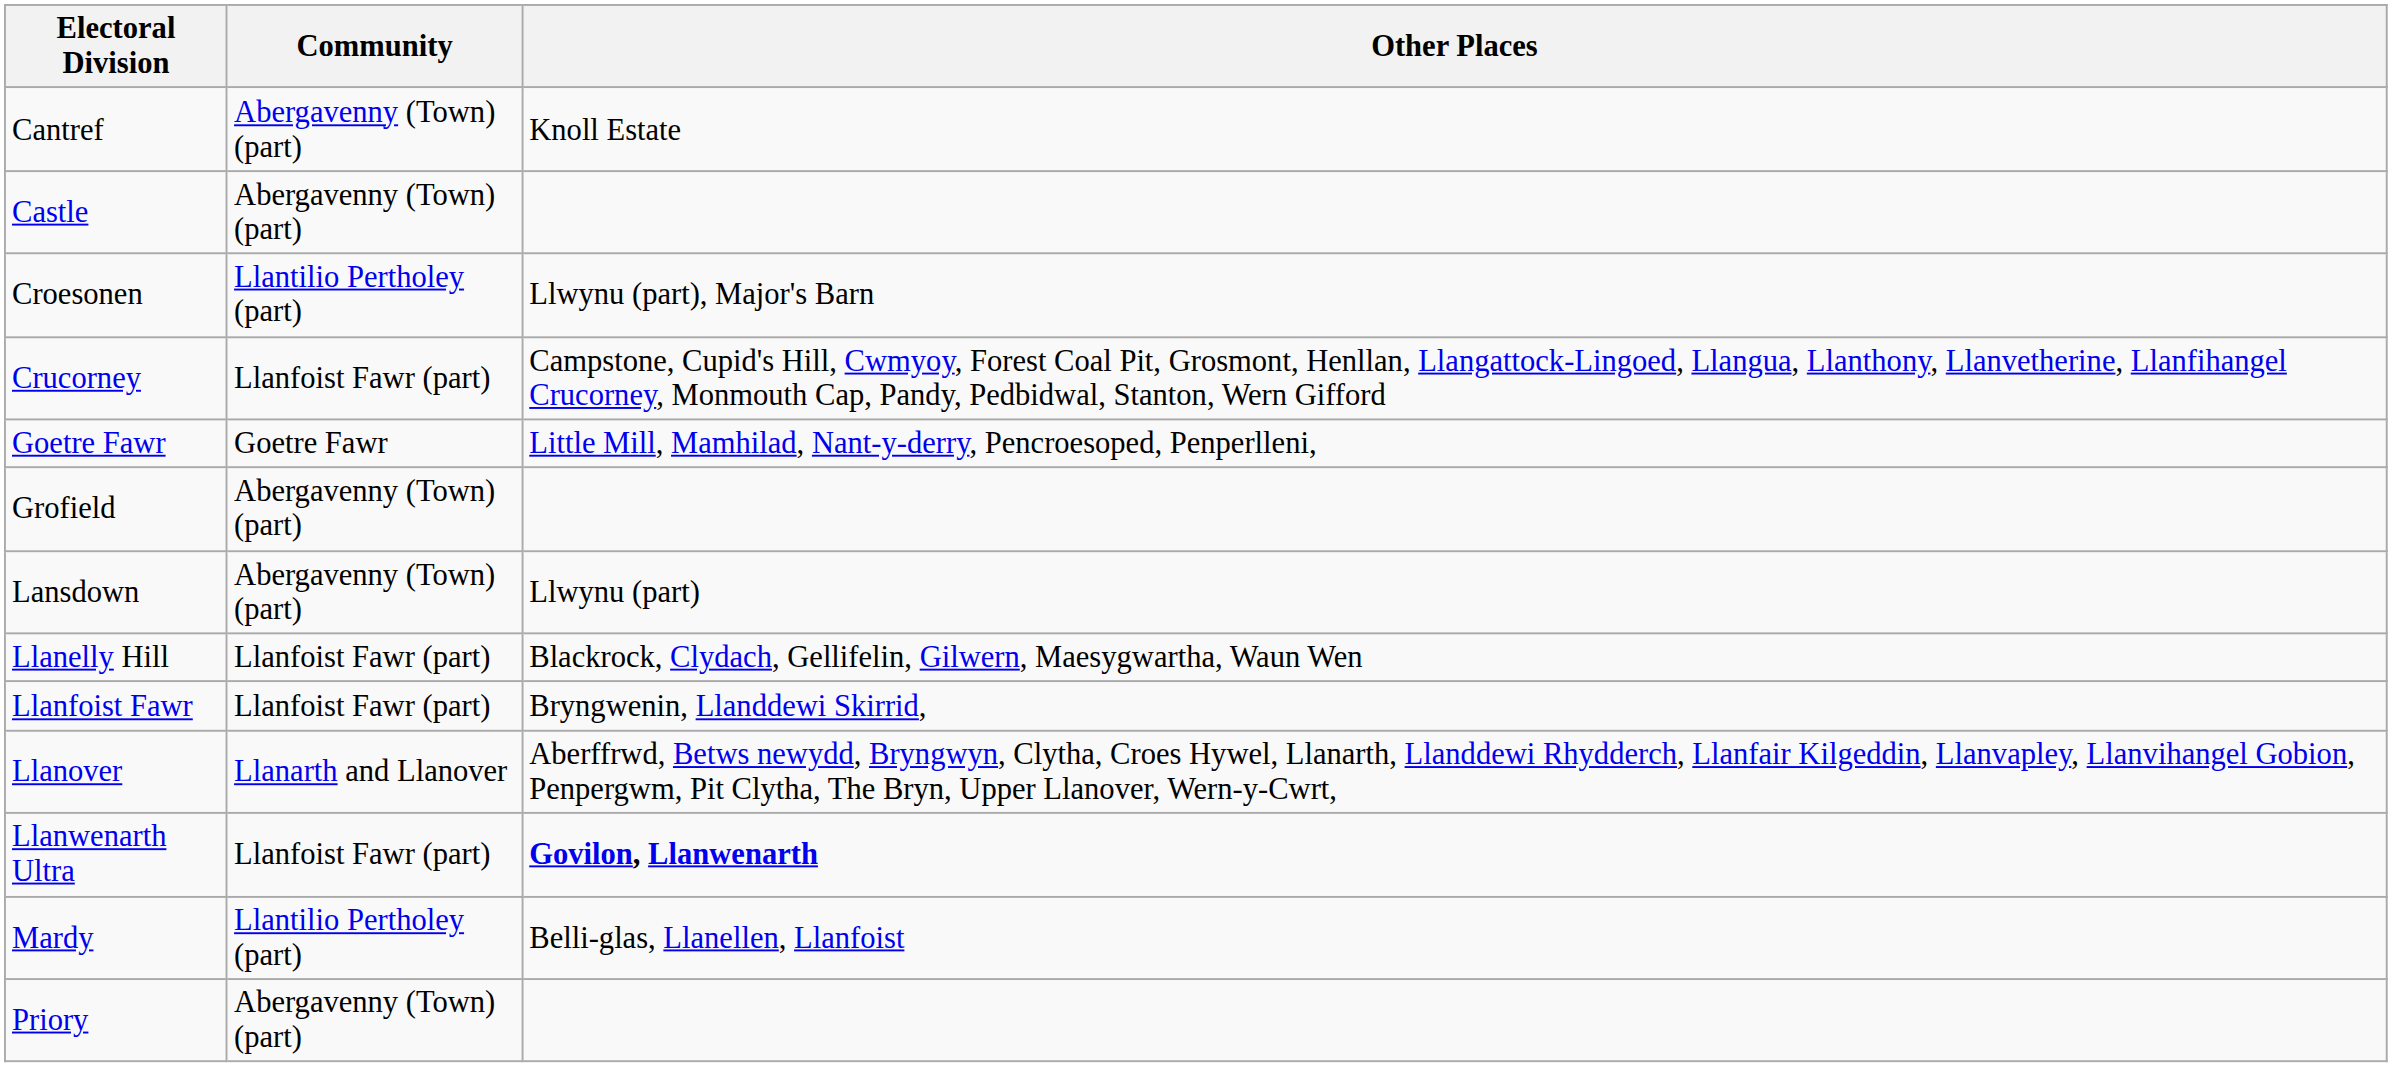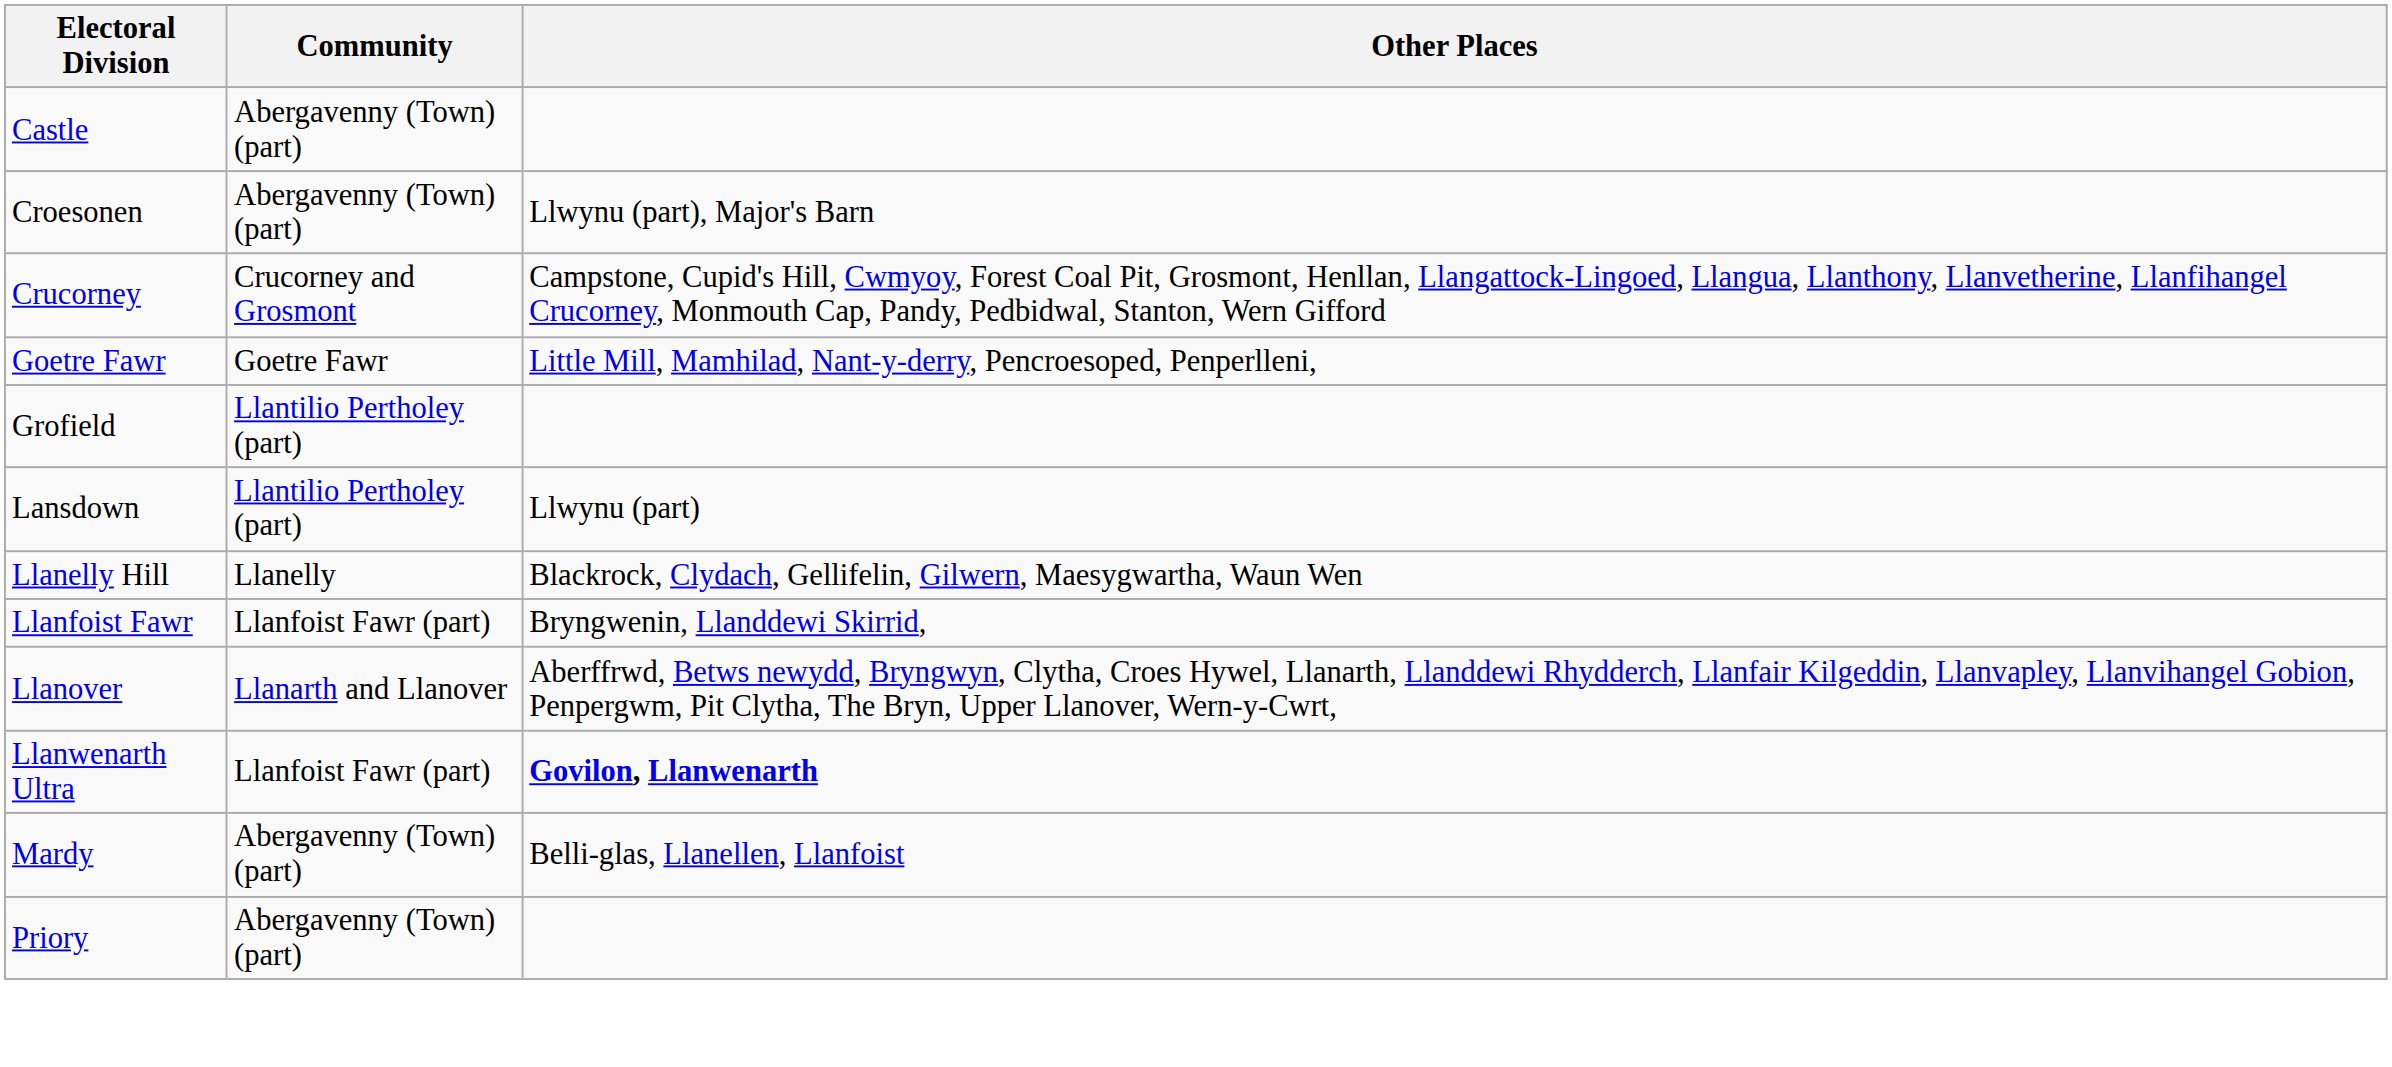- row: (58, 128)
(349, 294) Llantilio Pertholey (part) -> (365, 211) Abergavenny (Town) (part)
(362, 377) Llanfoist Fawr (part) -> (324, 294) Crucorney and Grosmont
(365, 508) Abergavenny (Town) (part) -> (349, 425) Llantilio Pertholey (part)
(365, 591) Abergavenny (Town) (part) -> (349, 508) Llantilio Pertholey (part)
(362, 657) Llanfoist Fawr (part) -> (285, 574) Llanelly
(349, 936) Llantilio Pertholey (part) -> (365, 854) Abergavenny (Town) (part)
